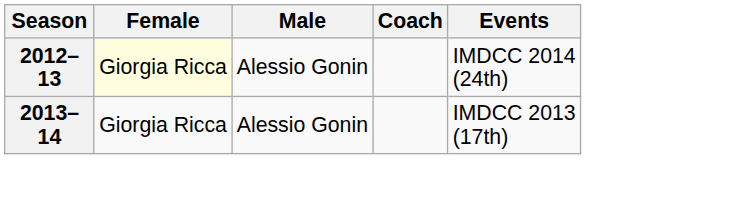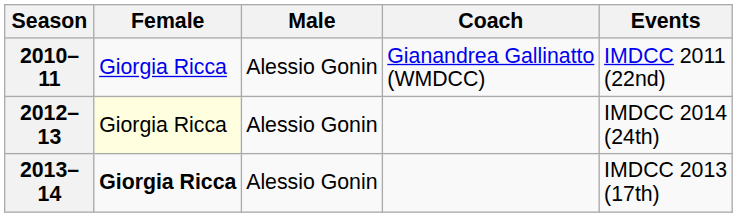+ row: (49, 67)
(163, 124) normal -> (168, 182) bold
